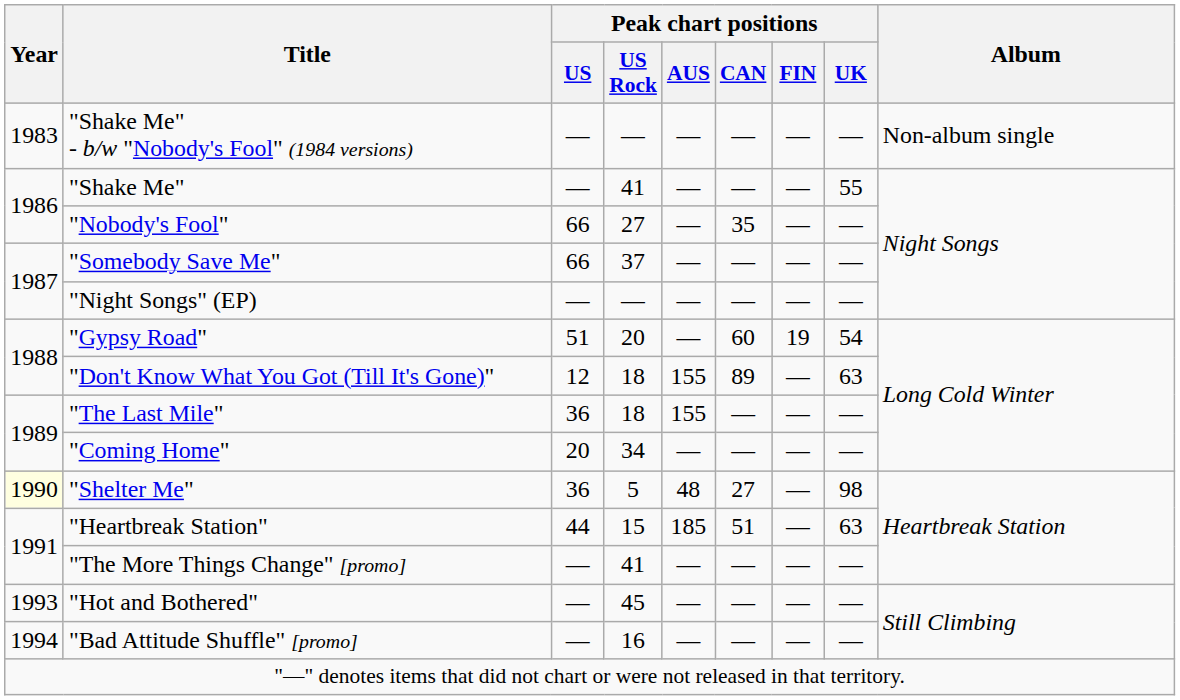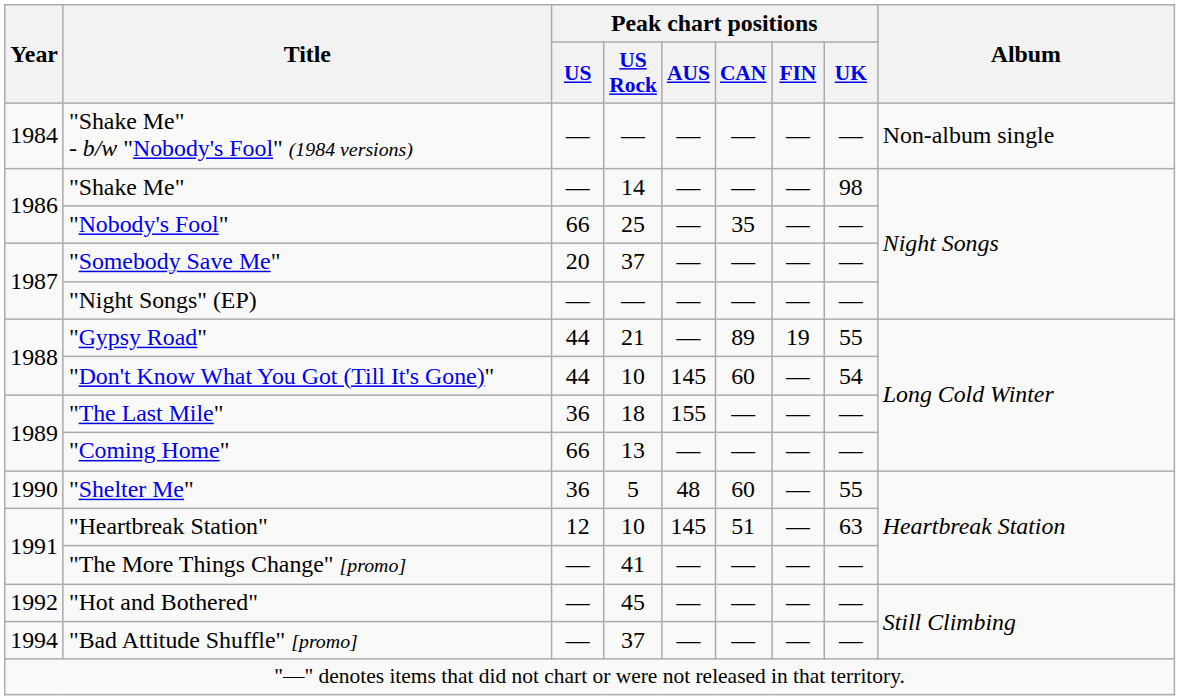(34, 135) 1983 -> (34, 135) 1984
(633, 186) 41 -> (633, 186) 14
(851, 186) 55 -> (851, 186) 98
(633, 224) 27 -> (633, 224) 25
(578, 262) 66 -> (578, 262) 20
(578, 337) 51 -> (578, 337) 44
(633, 337) 20 -> (633, 337) 21
(743, 337) 60 -> (743, 337) 89
(851, 337) 54 -> (851, 337) 55
(578, 375) 12 -> (578, 375) 44
(633, 375) 18 -> (633, 375) 10
(688, 375) 155 -> (688, 375) 145
(743, 375) 89 -> (743, 375) 60
(851, 375) 63 -> (851, 375) 54
(578, 451) 20 -> (578, 451) 66
(633, 451) 34 -> (633, 451) 13
(34, 489) lightyellow background -> (34, 489) no background
(743, 489) 27 -> (743, 489) 60
(851, 489) 98 -> (851, 489) 55
(578, 526) 44 -> (578, 526) 12
(633, 526) 15 -> (633, 526) 10
(688, 526) 185 -> (688, 526) 145
(34, 602) 1993 -> (34, 602) 1992
(633, 640) 16 -> (633, 640) 37
